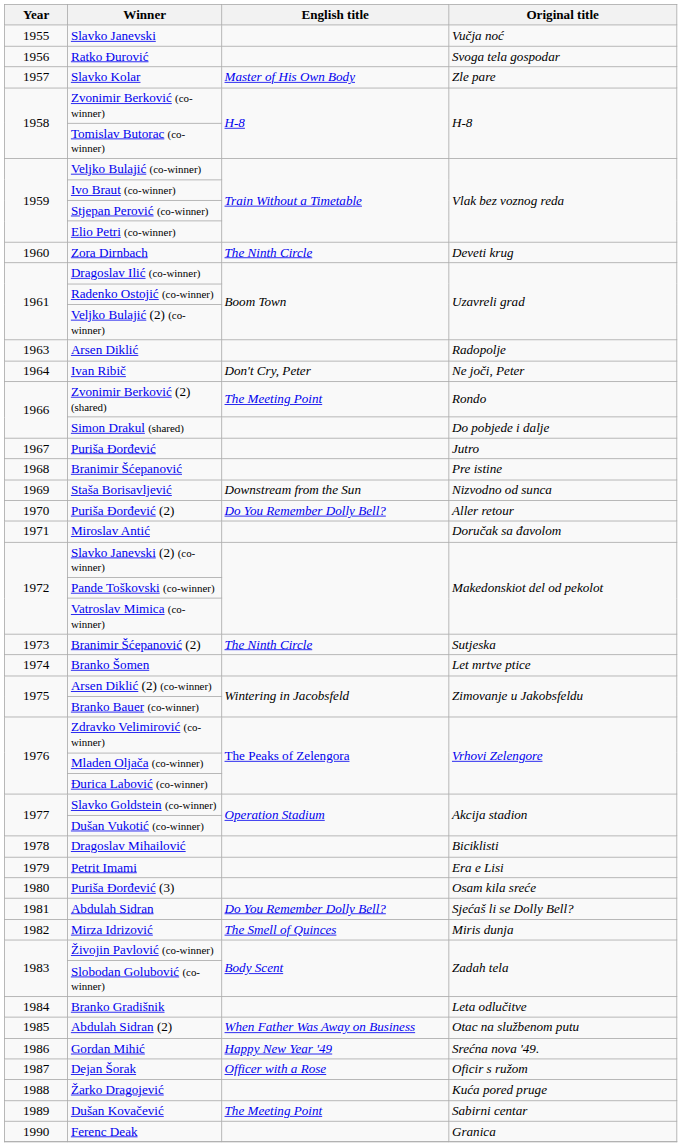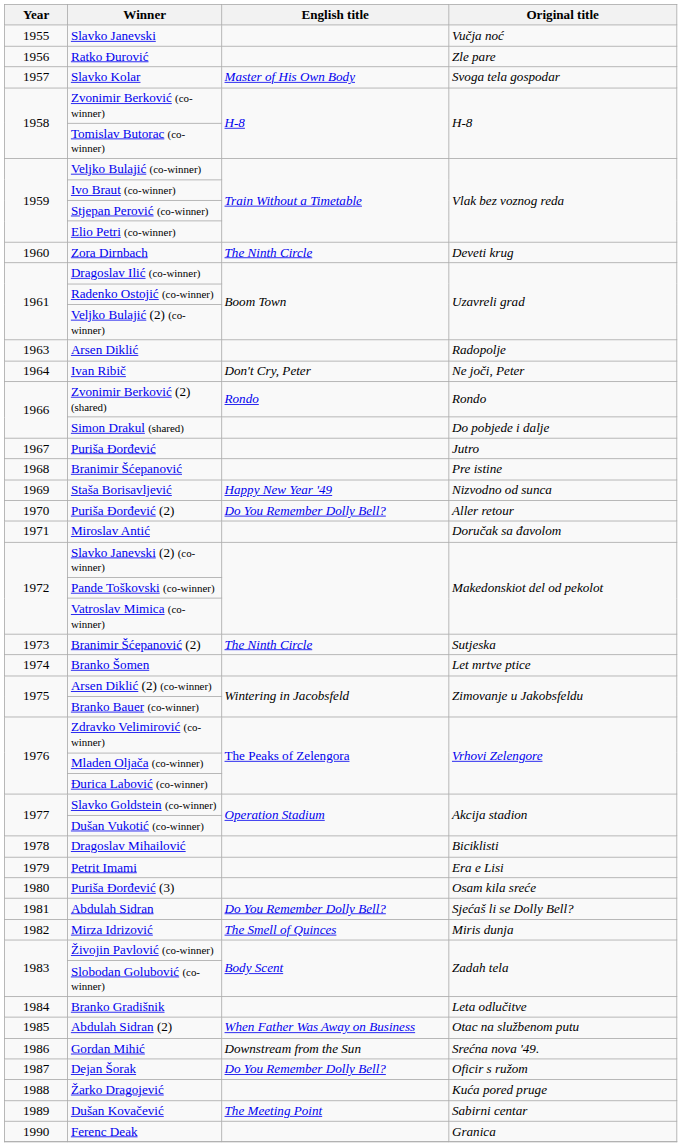(506, 56) Svoga tela gospodar -> (474, 56) Zle pare
(474, 77) Zle pare -> (506, 77) Svoga tela gospodar
(273, 399) The Meeting Point -> (242, 399) Rondo
(293, 490) Downstream from the Sun -> (278, 490) Happy New Year '49
(278, 1048) Happy New Year '49 -> (293, 1048) Downstream from the Sun
(275, 1069) Officer with a Rose -> (305, 1069) Do You Remember Dolly Bell?
